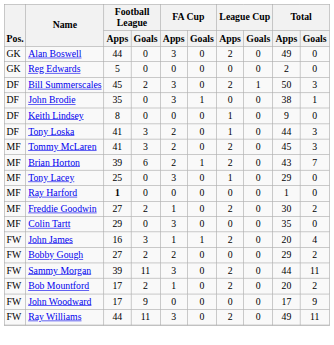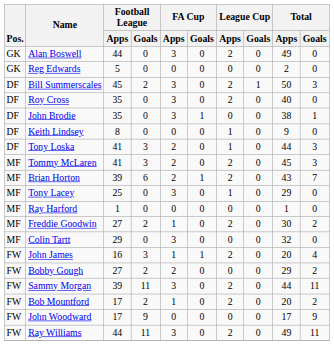+ row: (49, 100)
(117, 193) bold -> (117, 208) normal
(286, 224) 35 -> (286, 239) 32
